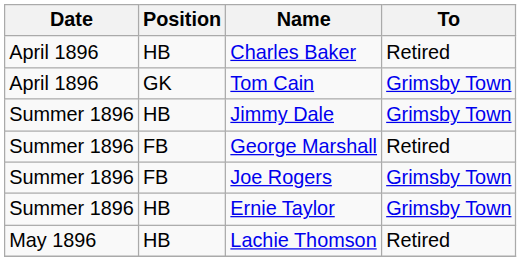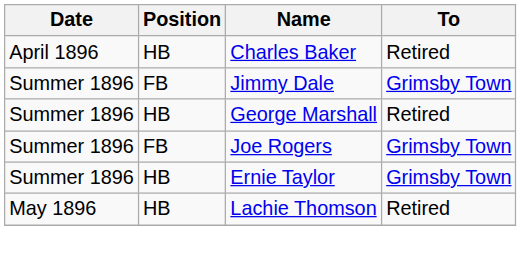- row: (272, 83)
(157, 114) HB -> (156, 83) FB
(156, 146) FB -> (157, 114) HB
